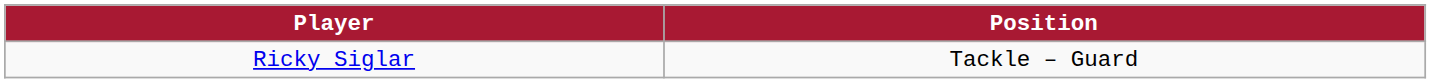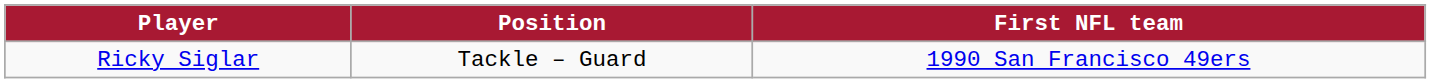+ column: (1088, 23)
